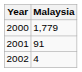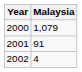(46, 28) 1,779 -> (46, 28) 1,079
